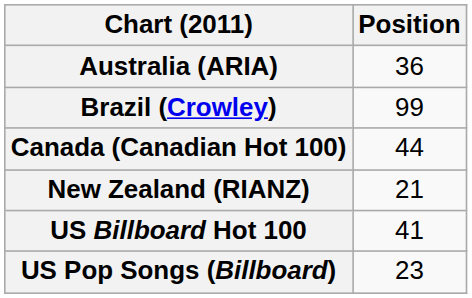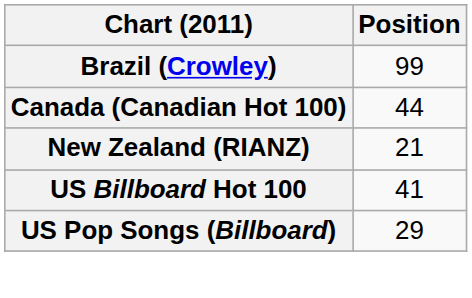- row: (179, 66)
(409, 271) 23 -> (409, 230) 29
